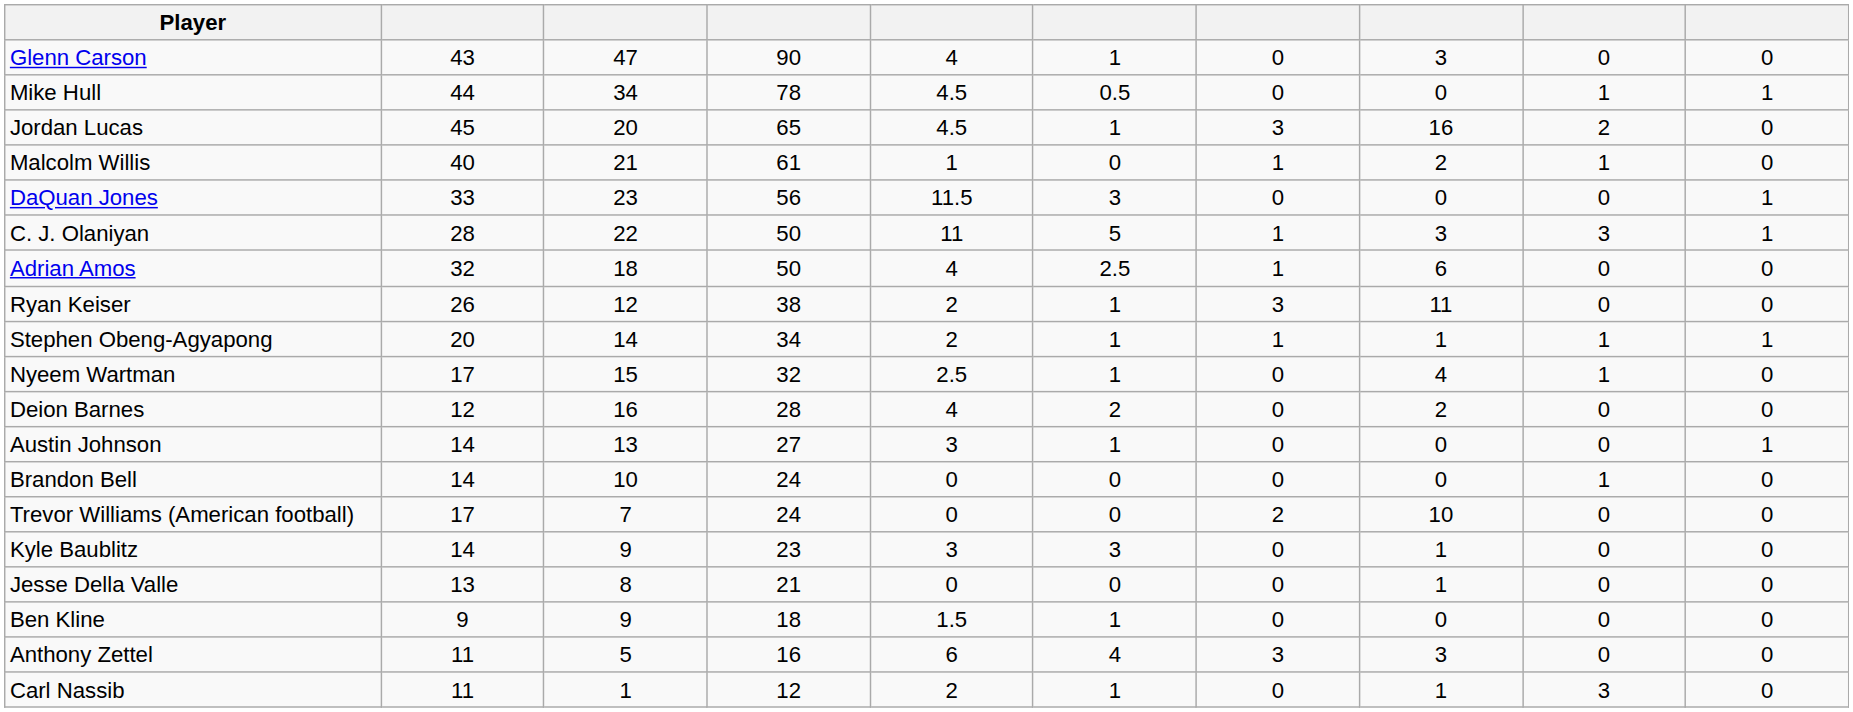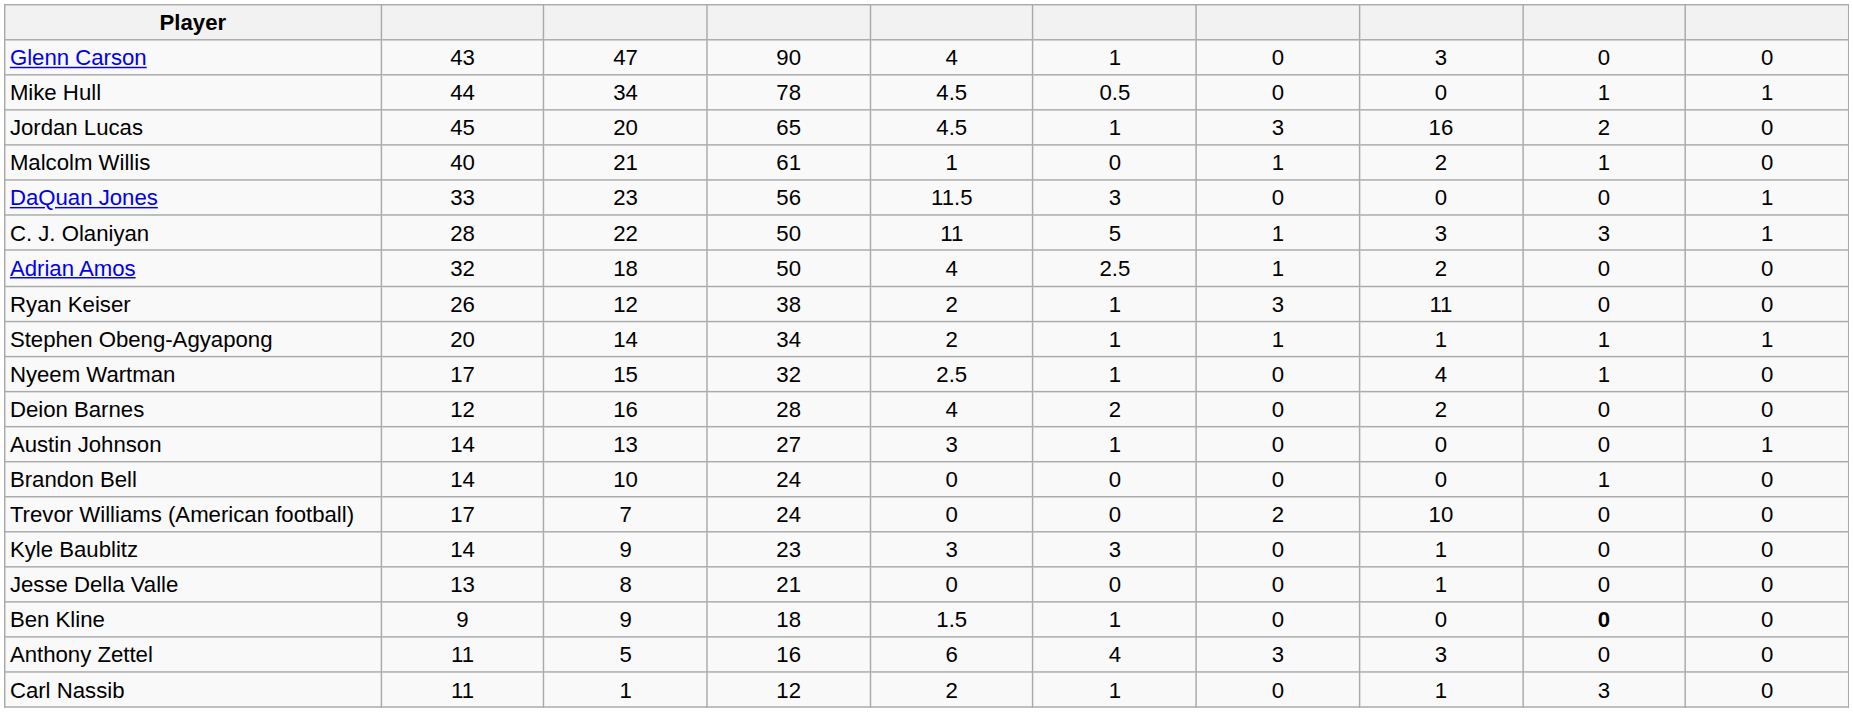(1441, 268) 6 -> (1441, 268) 2
(1604, 620) normal -> (1604, 620) bold
